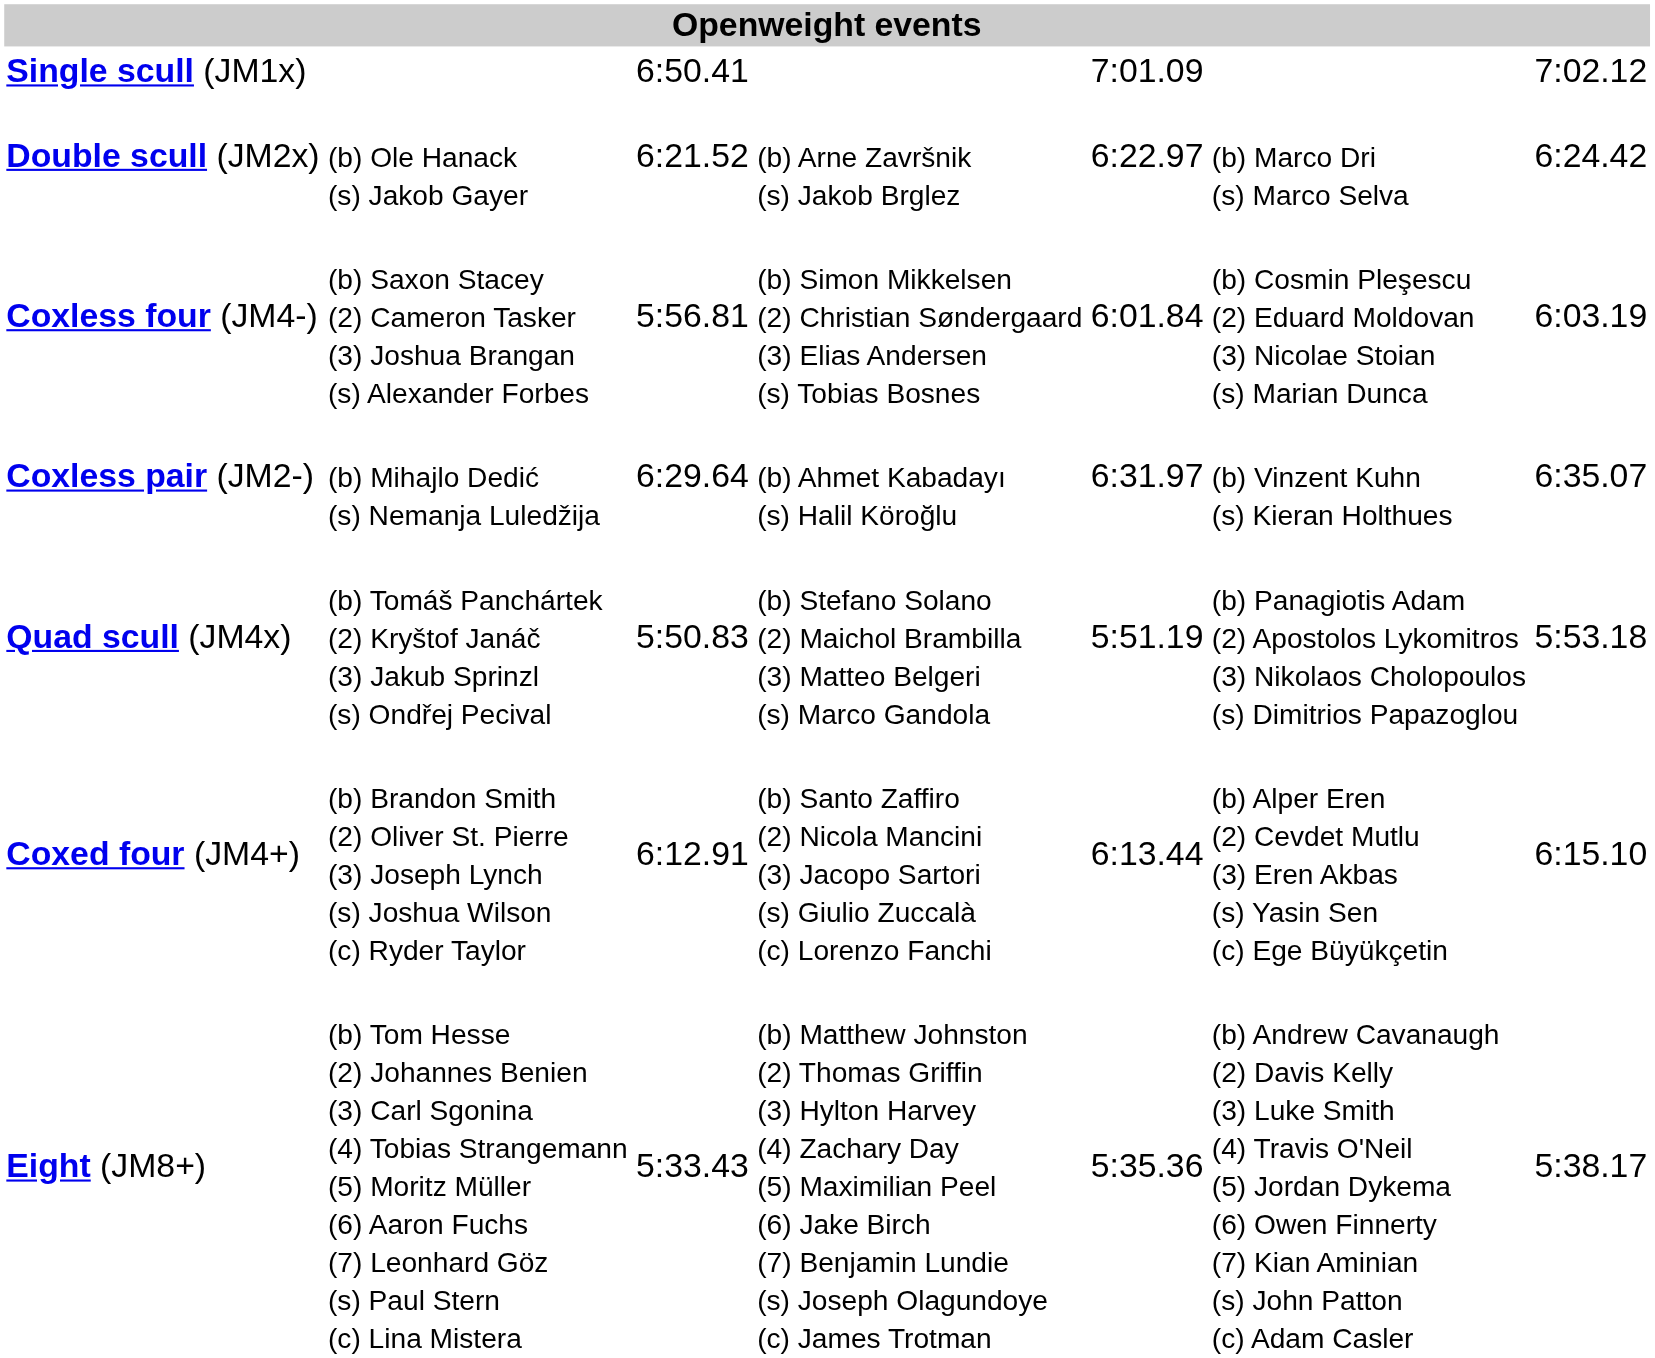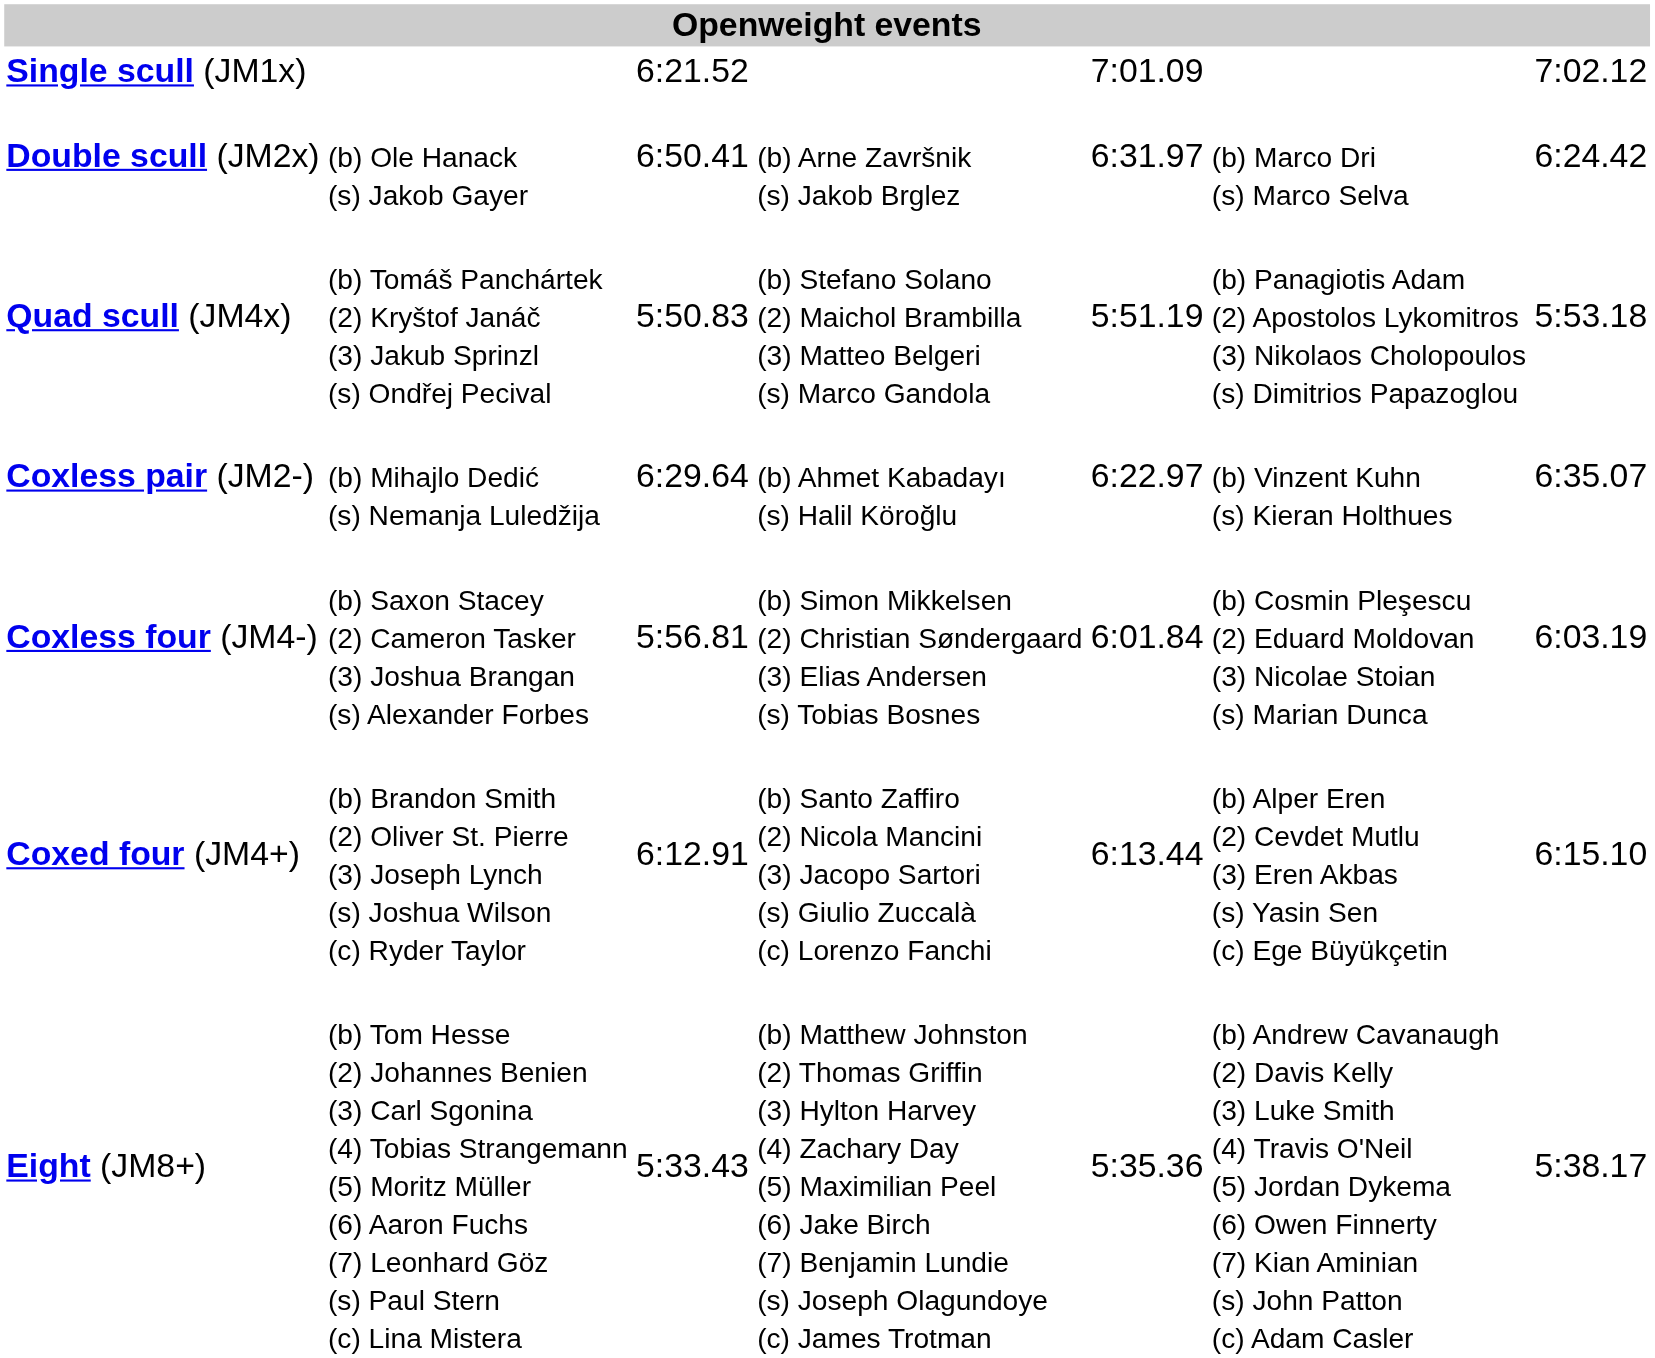(692, 71) 6:50.41 -> (692, 71) 6:21.52
(692, 155) 6:21.52 -> (692, 155) 6:50.41
(1147, 155) 6:22.97 -> (1147, 155) 6:31.97
rows swapped: (149, 636) <-> (162, 315)
(1147, 476) 6:31.97 -> (1147, 476) 6:22.97
